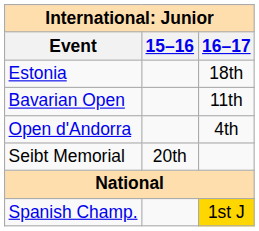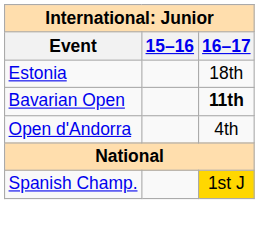(226, 101) normal -> (226, 101) bold
- row: (67, 156)
